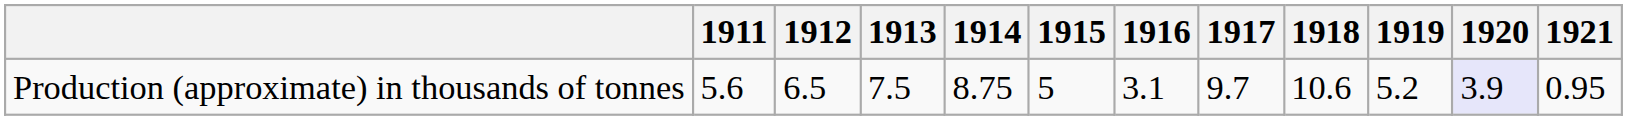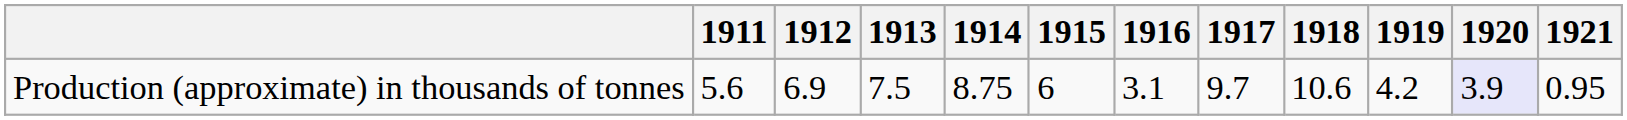(805, 86) 6.5 -> (805, 86) 6.9
(1046, 86) 5 -> (1046, 86) 6
(1397, 86) 5.2 -> (1397, 86) 4.2
